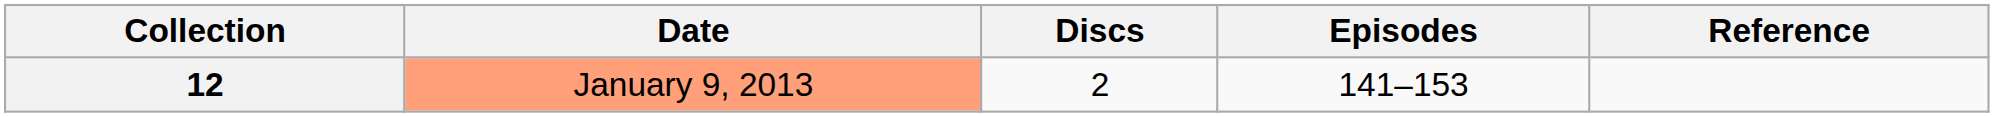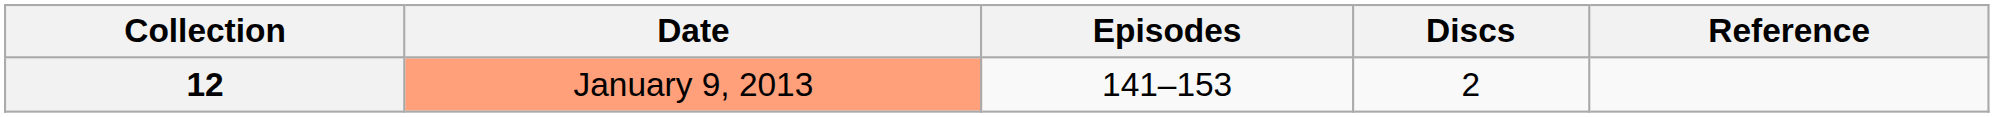columns swapped: (1100, 31) <-> (1404, 31)
